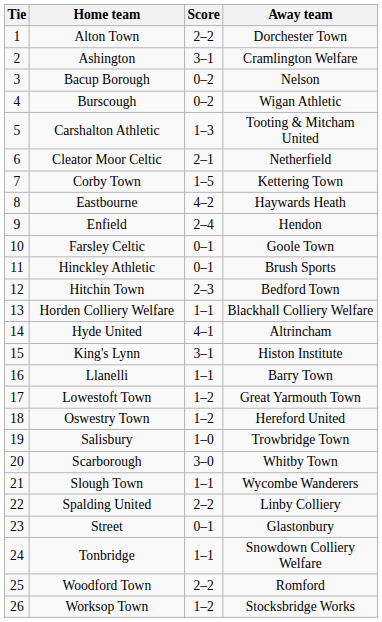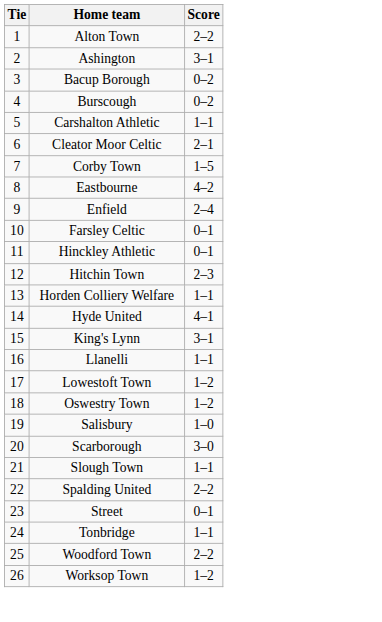- column: (300, 15)
(204, 130) 1–3 -> (204, 123) 1–1
